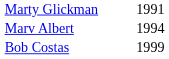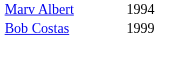- row: (51, 9)
